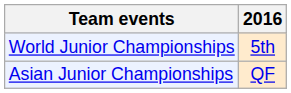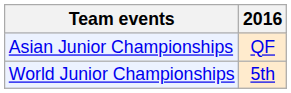rows swapped: (121, 75) <-> (122, 47)
